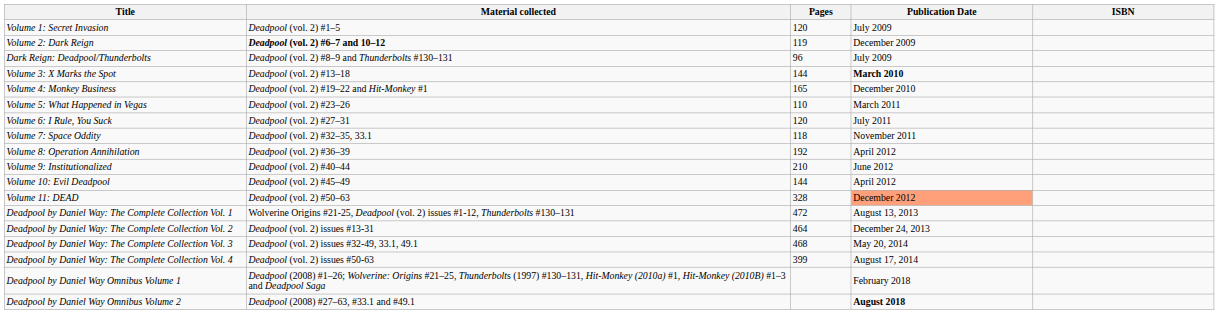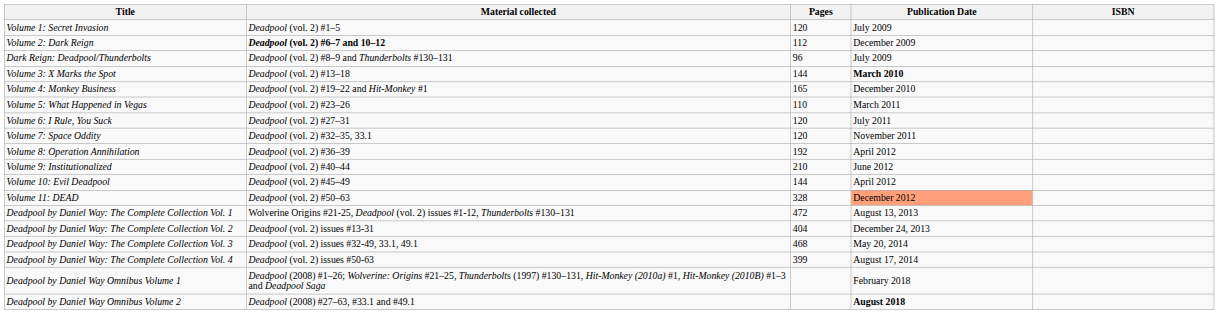(800, 43) 119 -> (800, 43) 112
(800, 136) 118 -> (800, 136) 120
(800, 228) 464 -> (800, 228) 404
